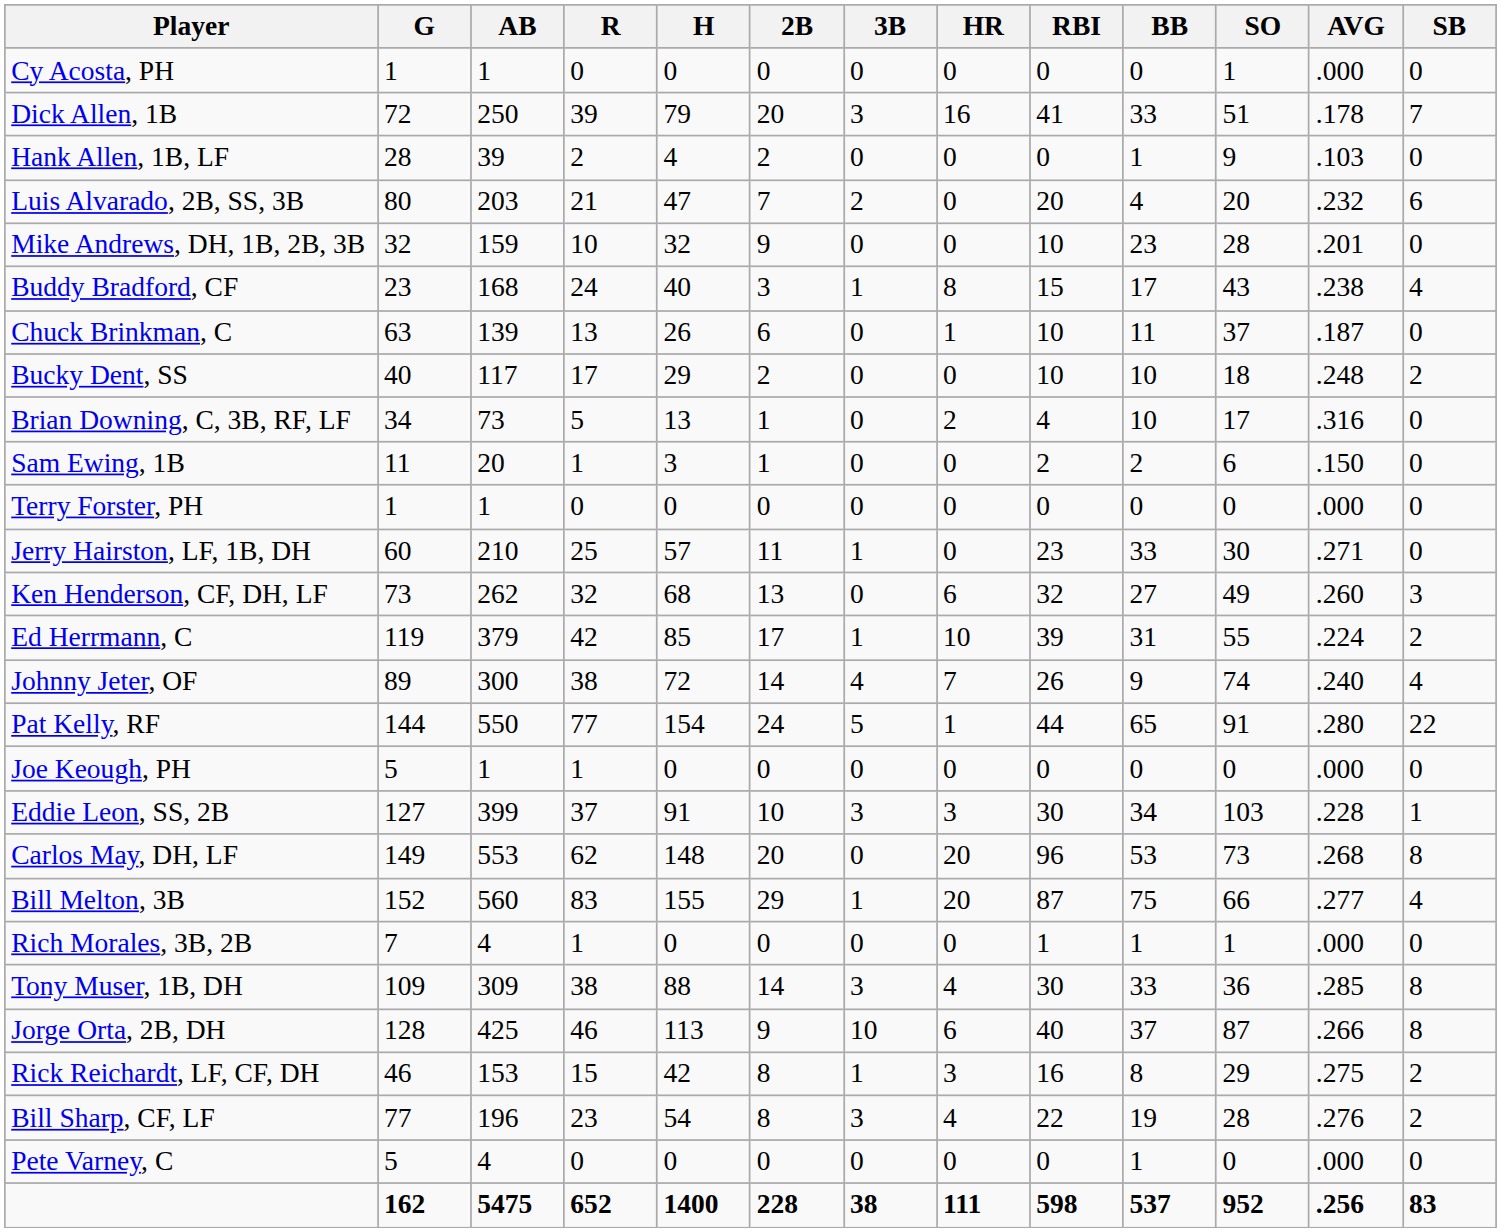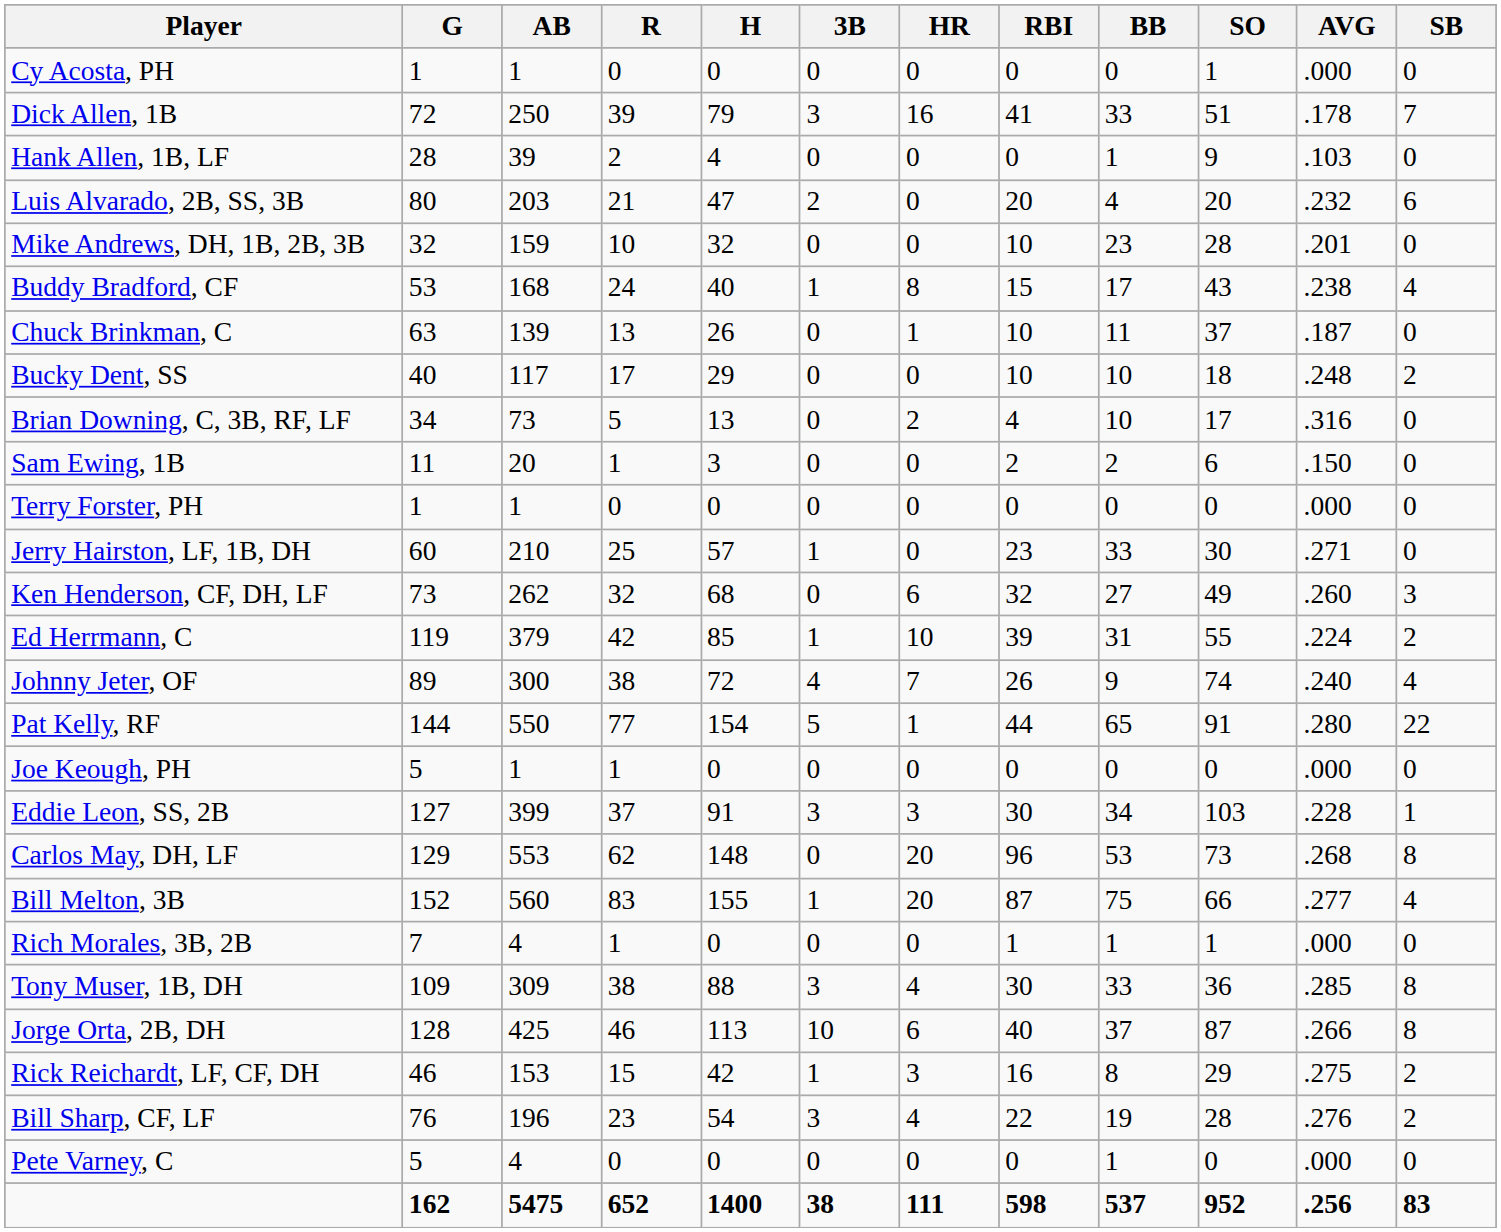- column: (797, 26)
(398, 288) 23 -> (423, 288) 53
(405, 855) 149 -> (430, 855) 129
(398, 1117) 77 -> (423, 1117) 76
